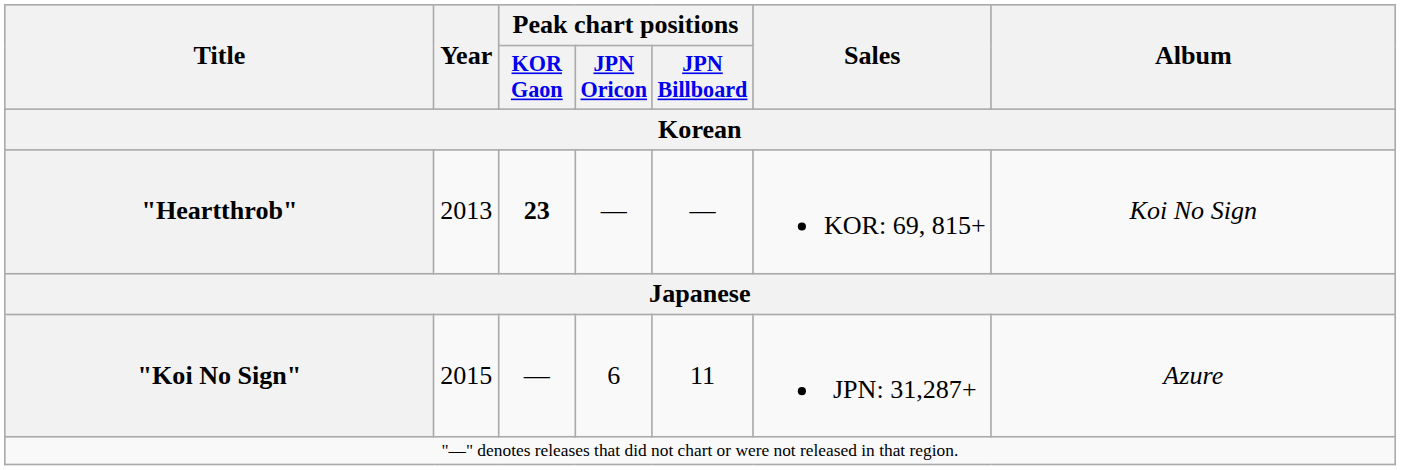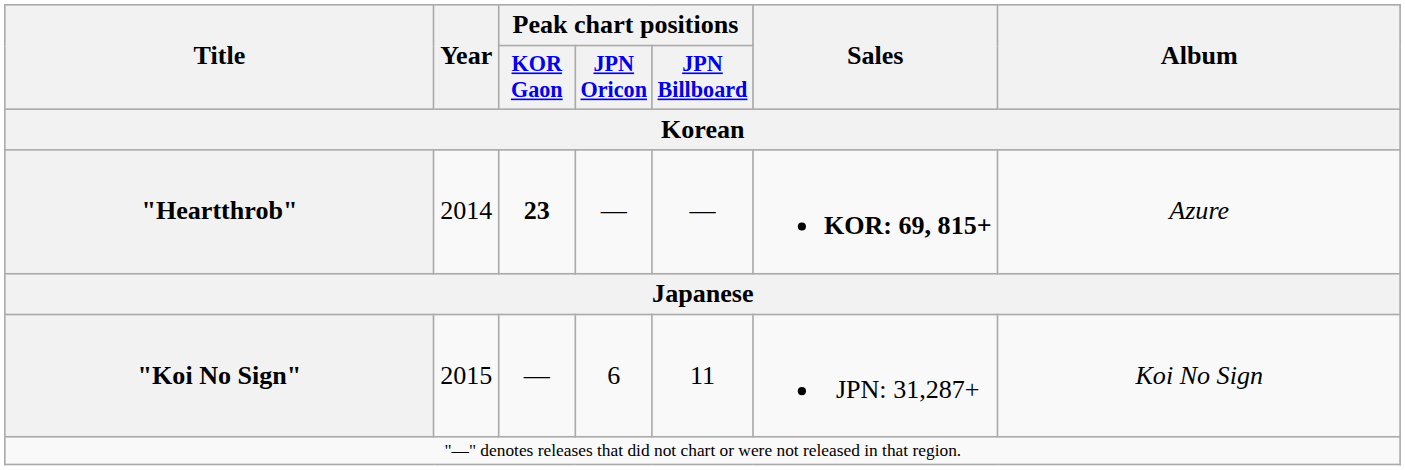(466, 211) 2013 -> (466, 211) 2014
(872, 226) normal -> (875, 226) bold
(1193, 211) Koi No Sign -> (1199, 211) Azure
(1193, 375) Azure -> (1199, 375) Koi No Sign
